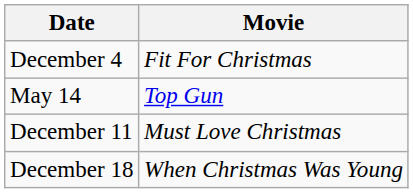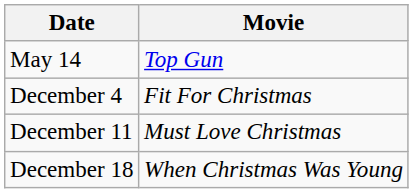rows swapped: (46, 95) <-> (66, 59)
